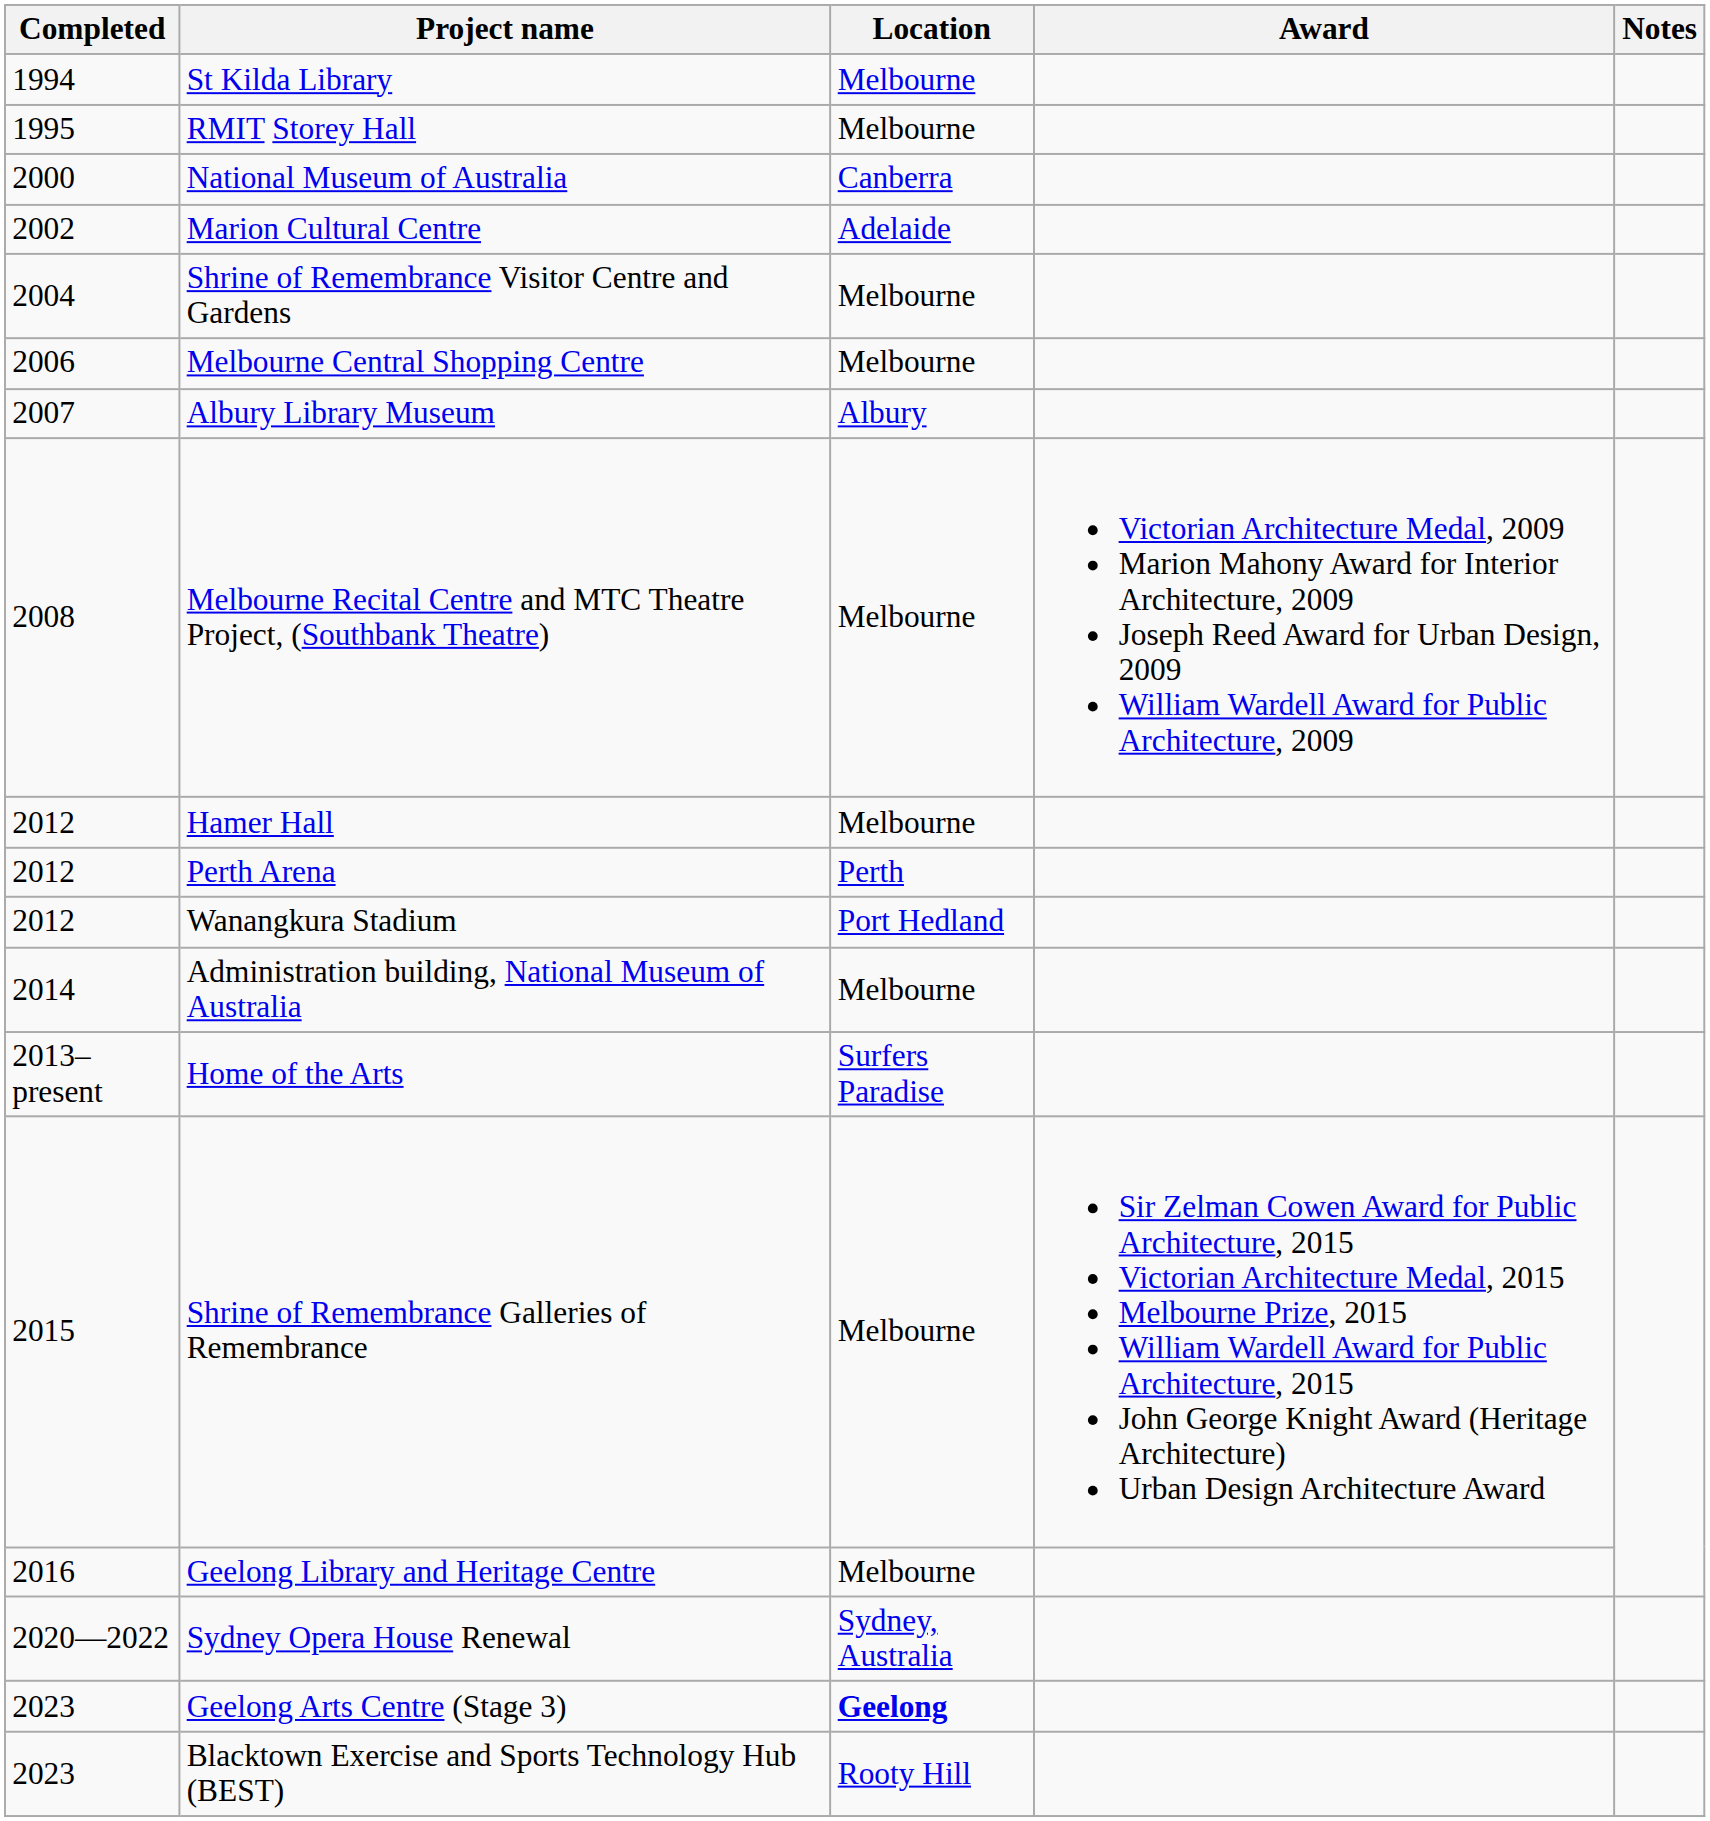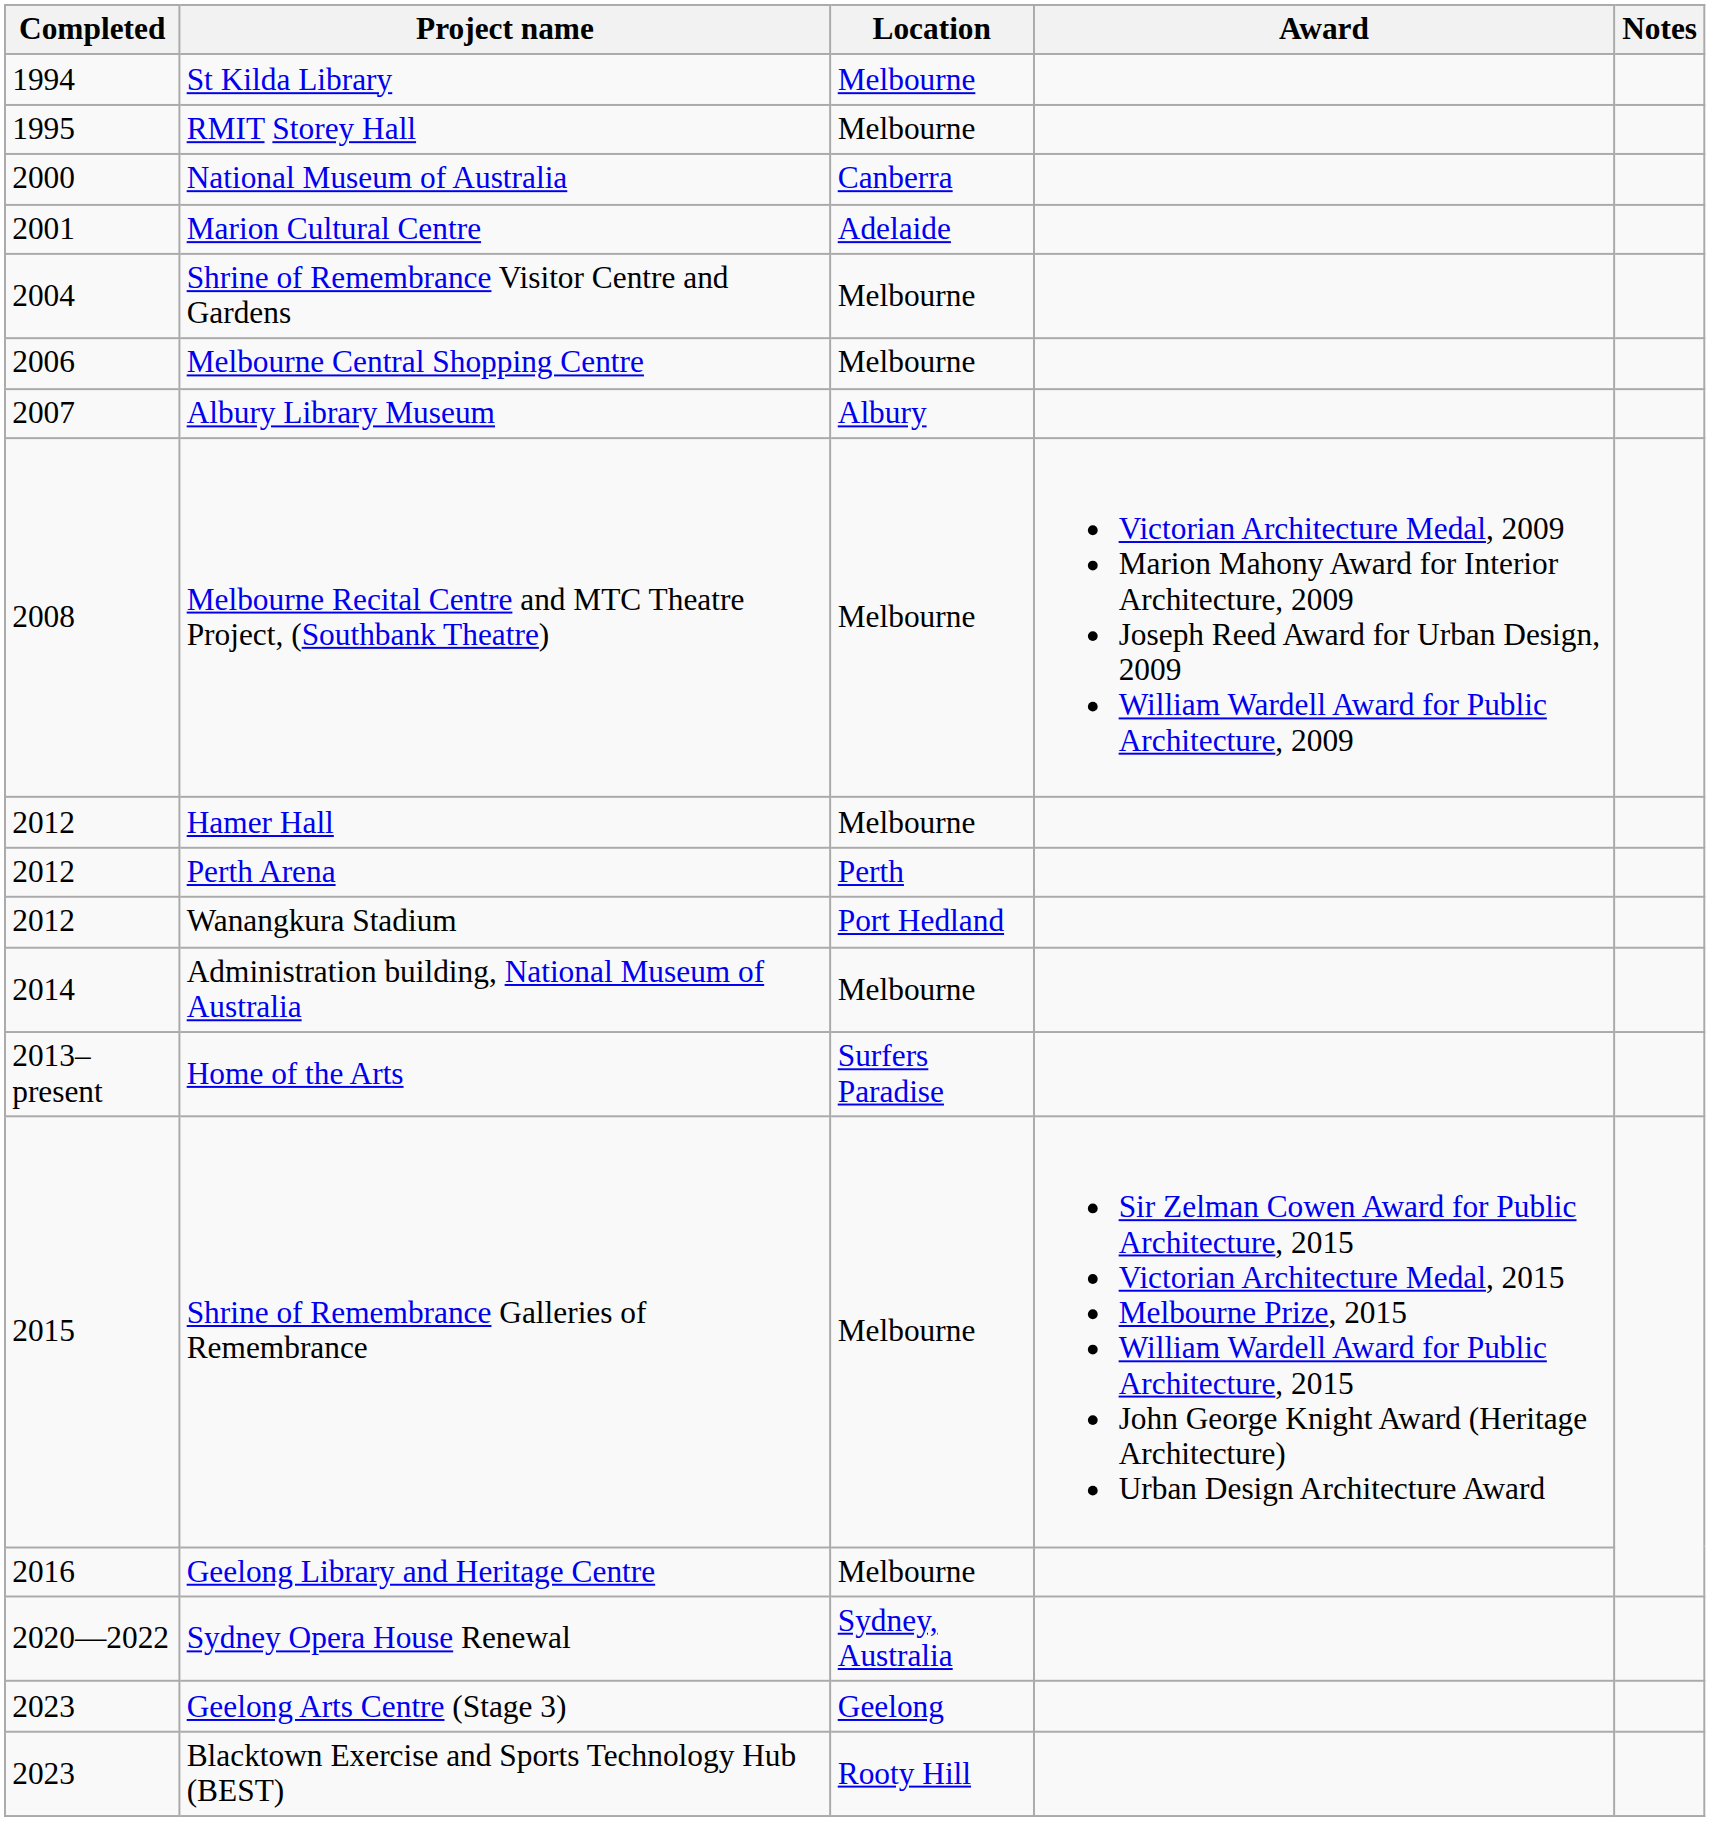(44, 228) 2002 -> (44, 228) 2001
(893, 1705) bold -> (891, 1705) normal
